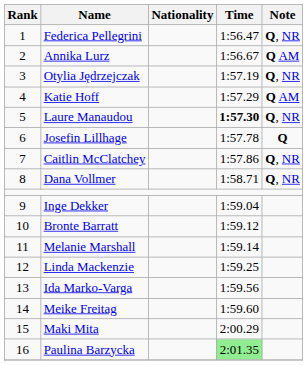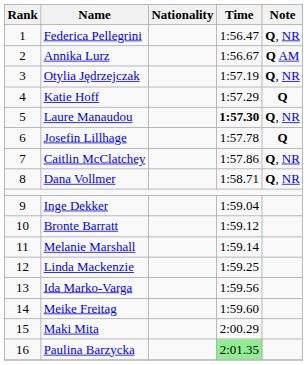(283, 96) Q AM -> (283, 96) Q
